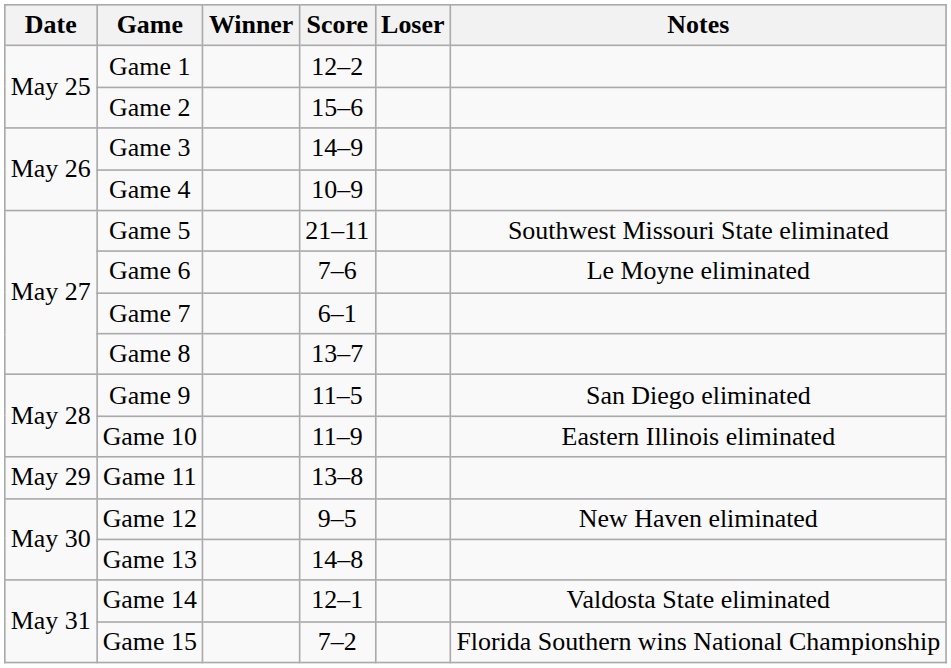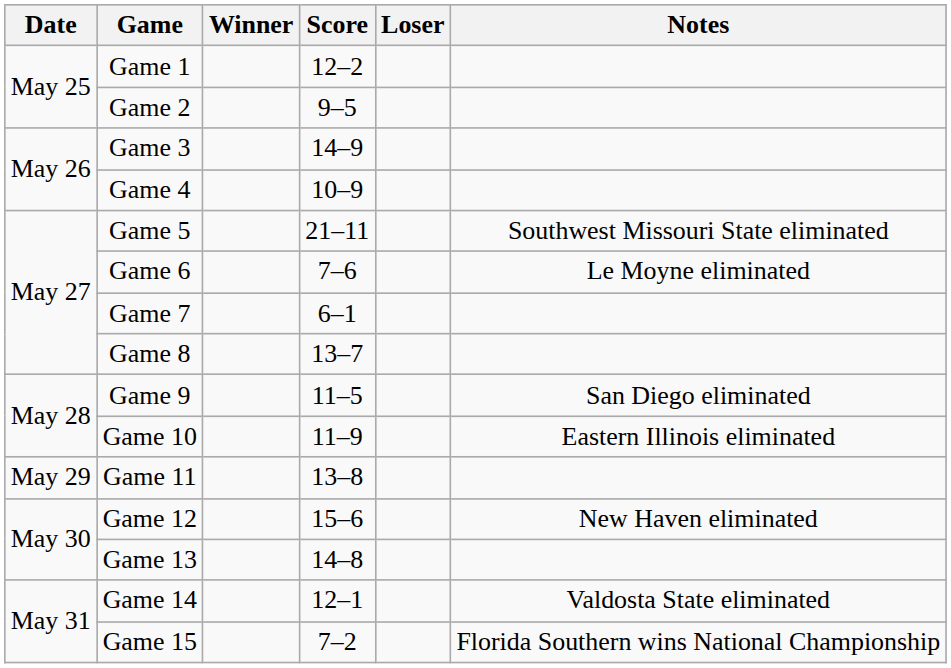(337, 107) 15–6 -> (337, 107) 9–5
(337, 518) 9–5 -> (337, 518) 15–6
